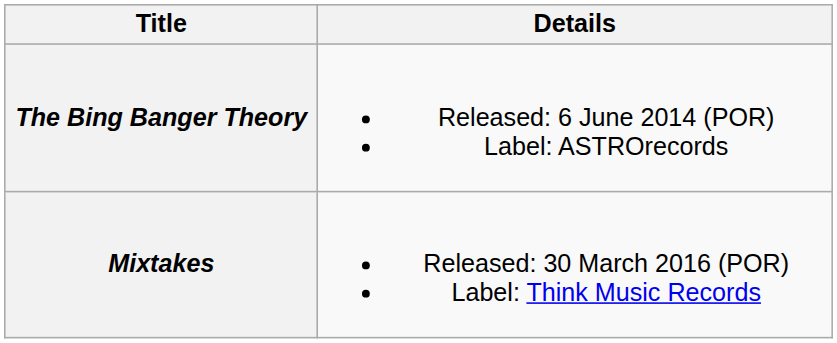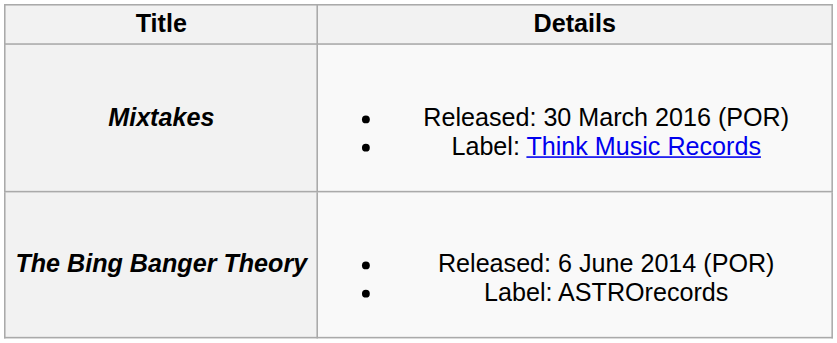rows swapped: (161, 117) <-> (161, 264)
